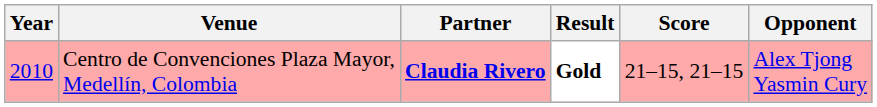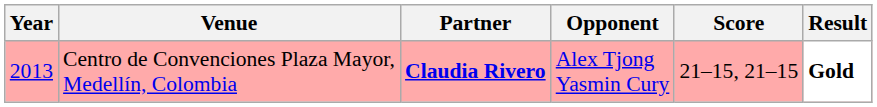columns swapped: (810, 22) <-> (585, 22)
(31, 71) 2010 -> (31, 71) 2013
